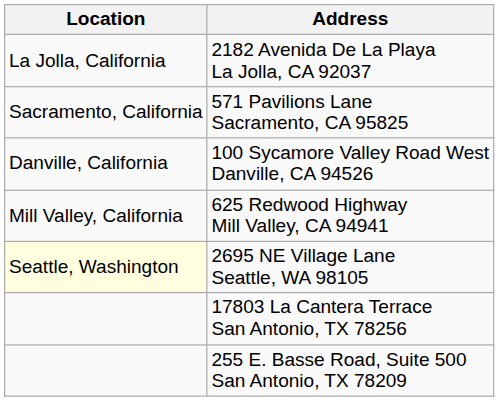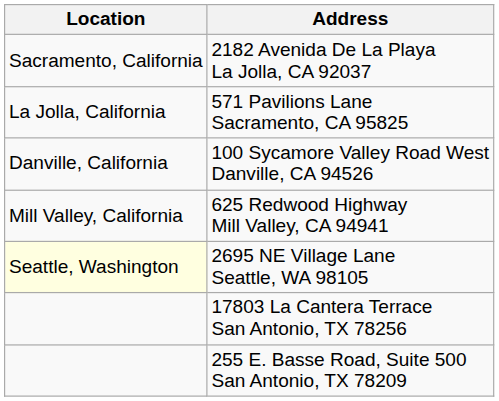(87, 60) La Jolla, California -> (106, 60) Sacramento, California
(106, 112) Sacramento, California -> (87, 112) La Jolla, California
